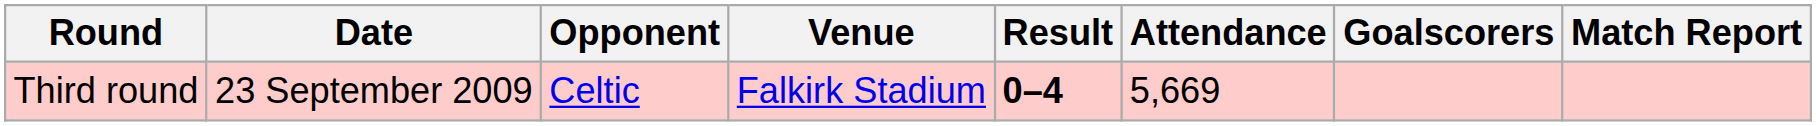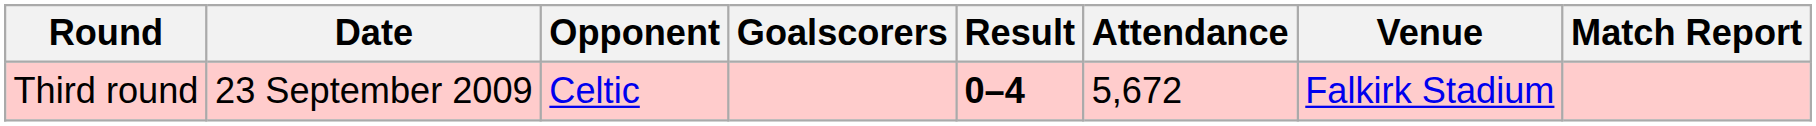columns swapped: (861, 33) <-> (1449, 33)
(1175, 90) 5,669 -> (1137, 90) 5,672
